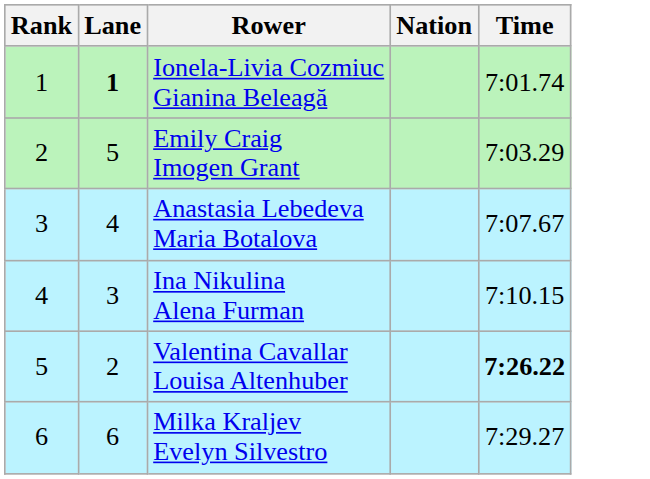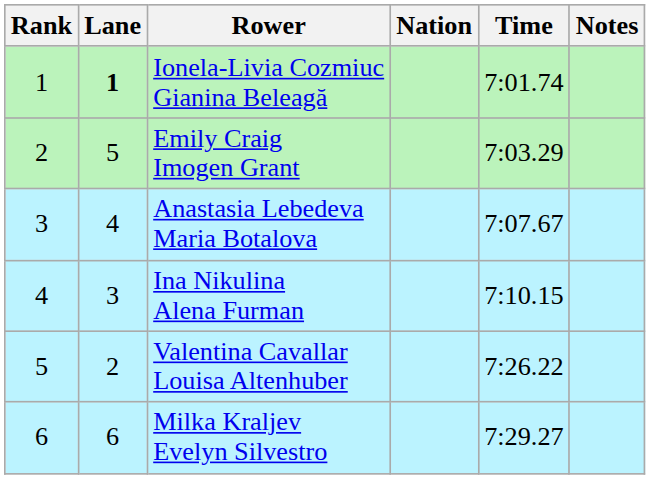+ column: (607, 25)
(525, 366) bold -> (524, 366) normal
